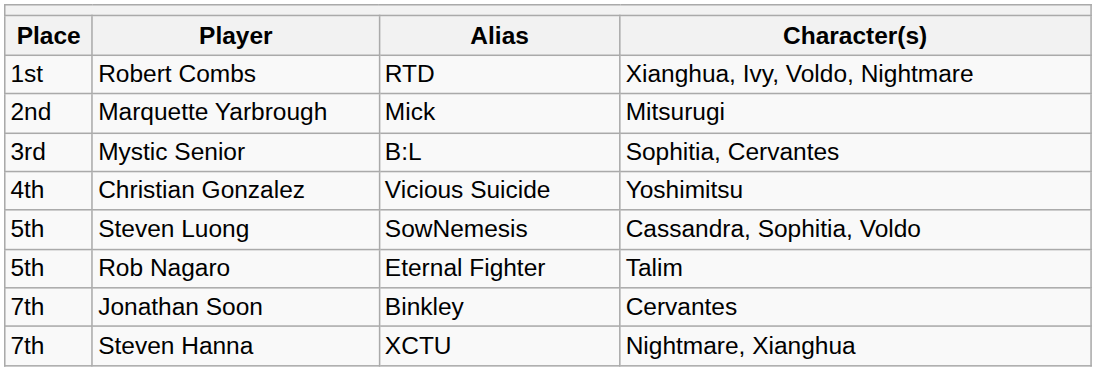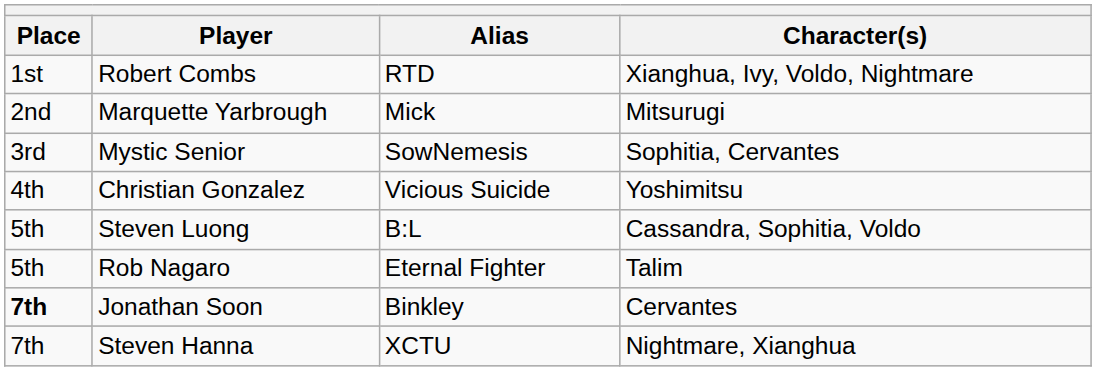(403, 151) B:L -> (456, 151) SowNemesis
(456, 229) SowNemesis -> (403, 229) B:L
(27, 306) normal -> (29, 306) bold
